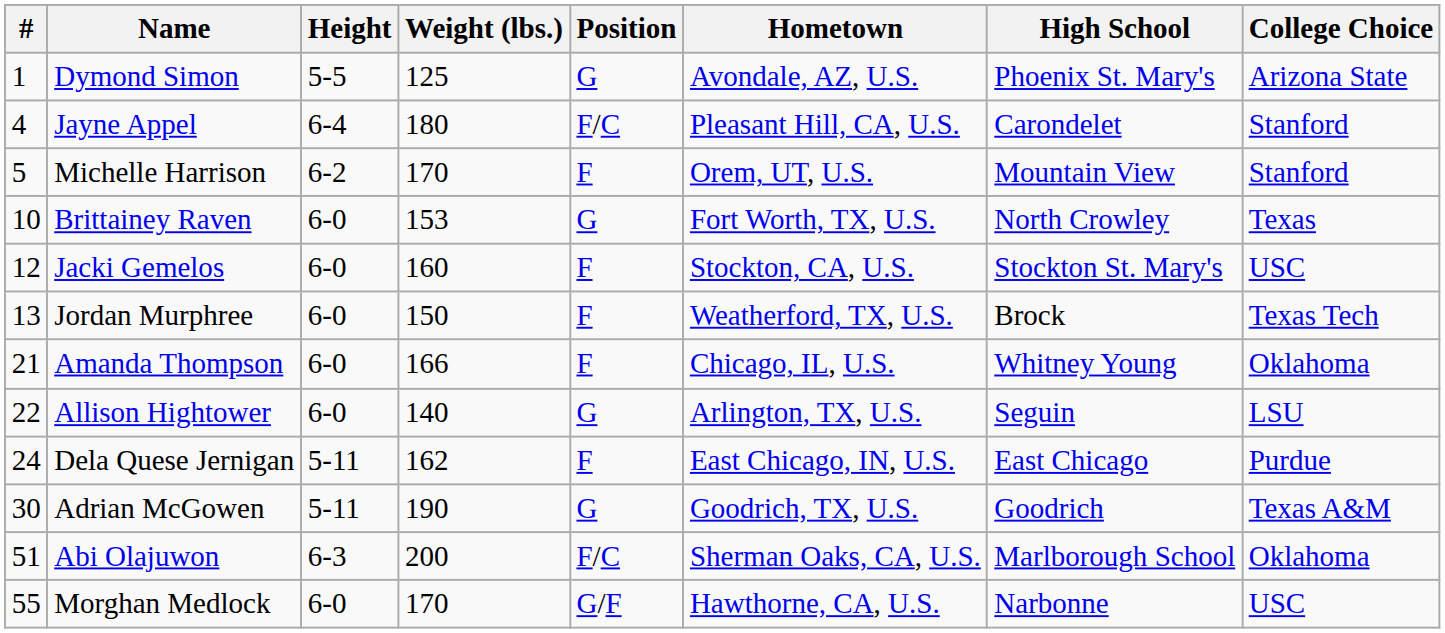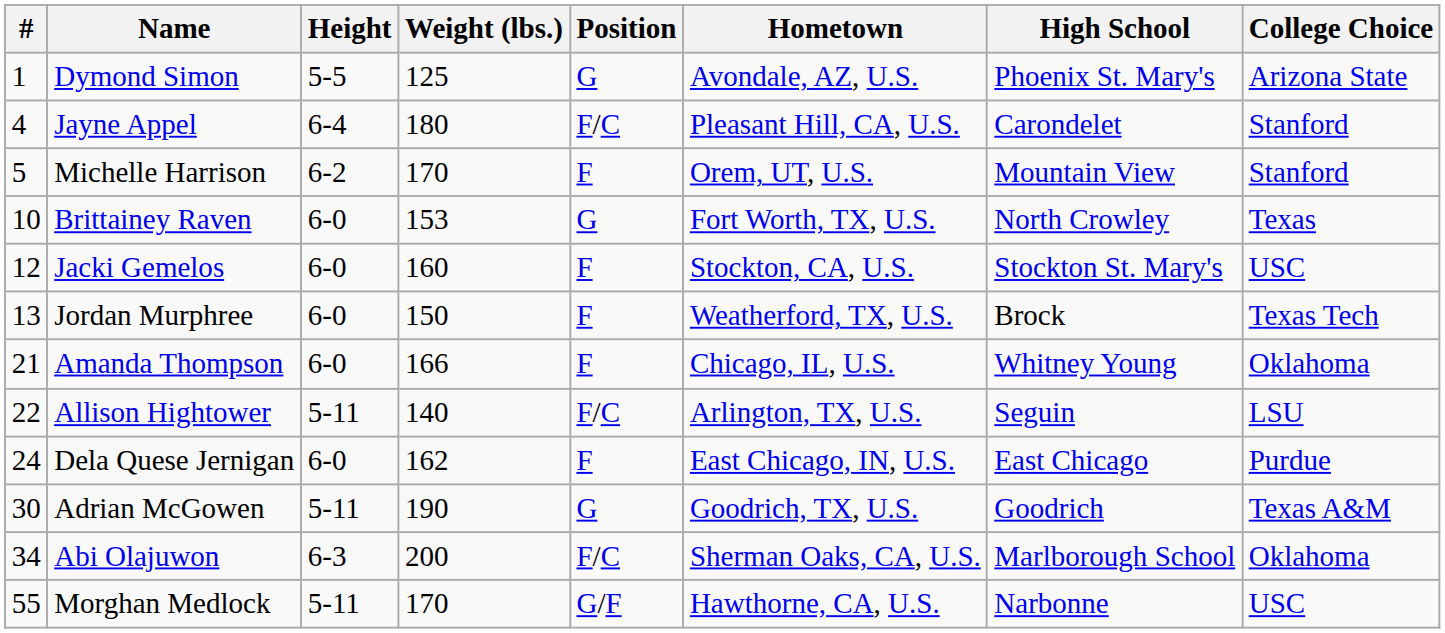(327, 411) 6-0 -> (334, 411) 5-11
(587, 411) G -> (598, 411) F/C
(334, 459) 5-11 -> (327, 459) 6-0
(26, 555) 51 -> (26, 555) 34
(327, 603) 6-0 -> (334, 603) 5-11
